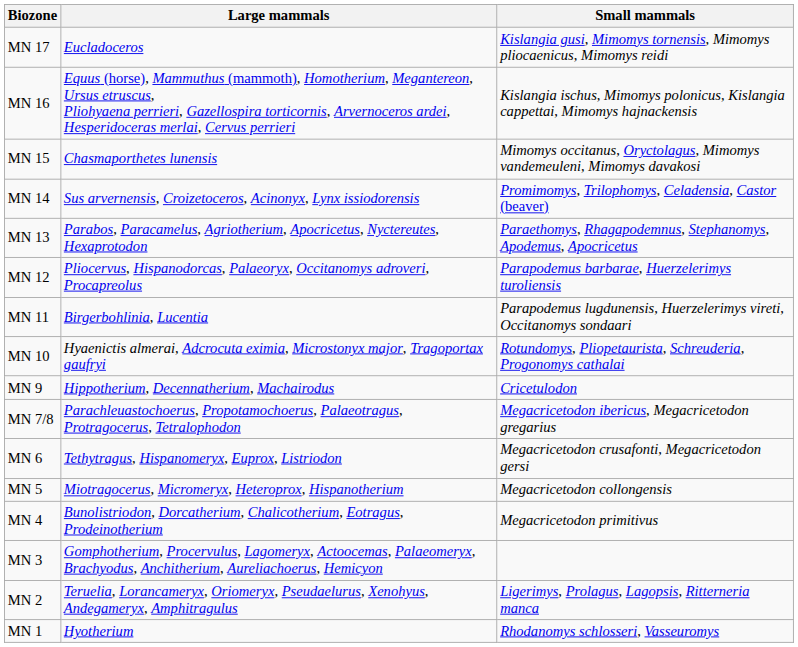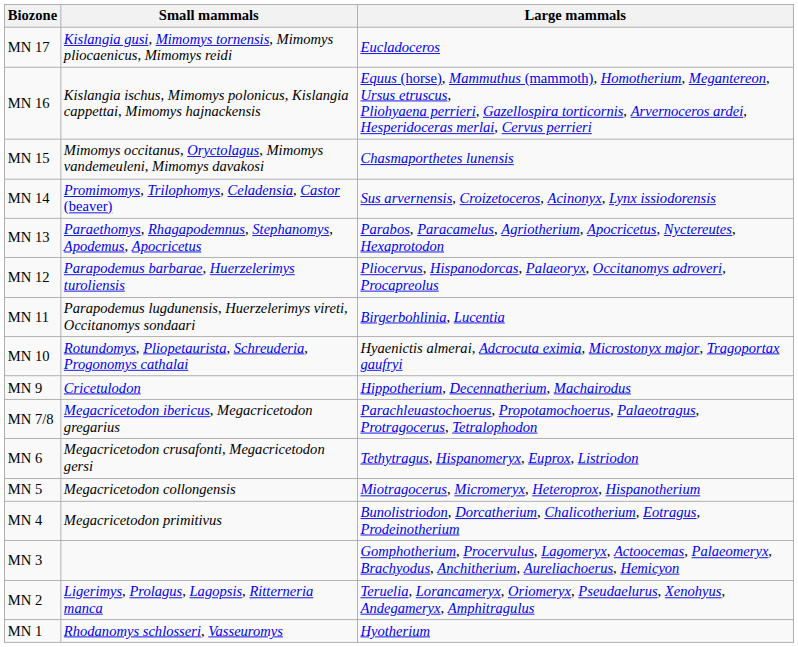columns swapped: (645, 16) <-> (279, 16)
